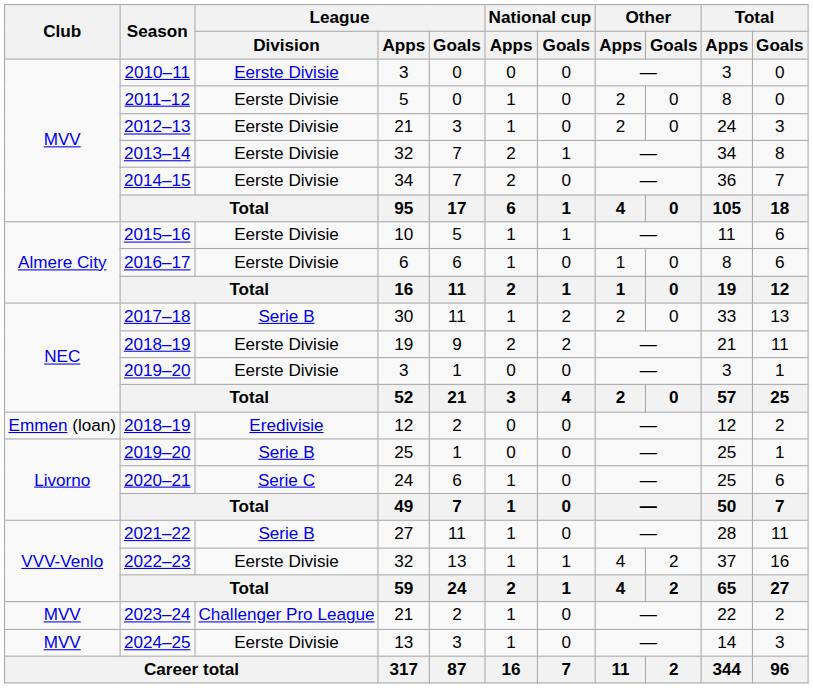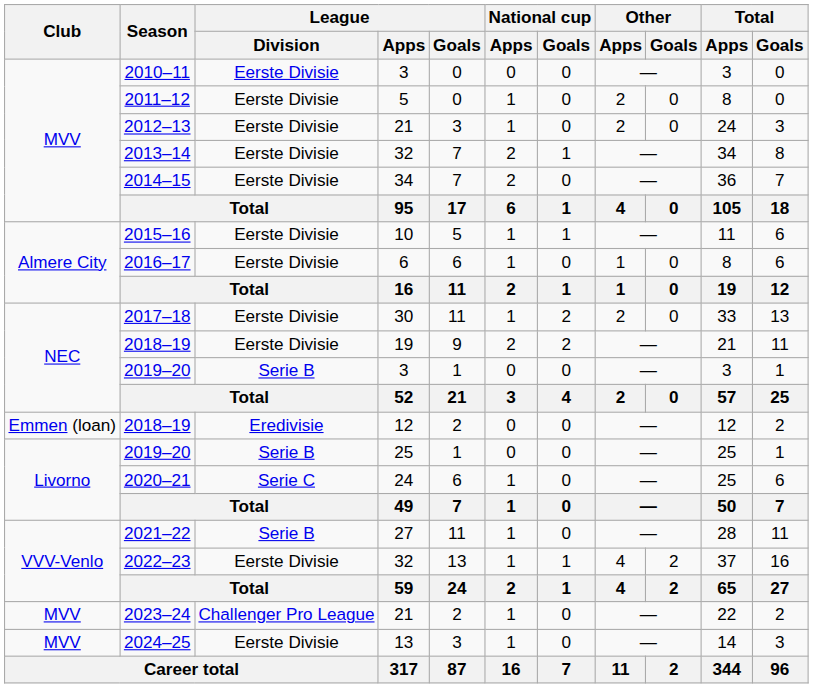(286, 316) Serie B -> (286, 316) Eerste Divisie
(286, 371) Eerste Divisie -> (286, 371) Serie B
